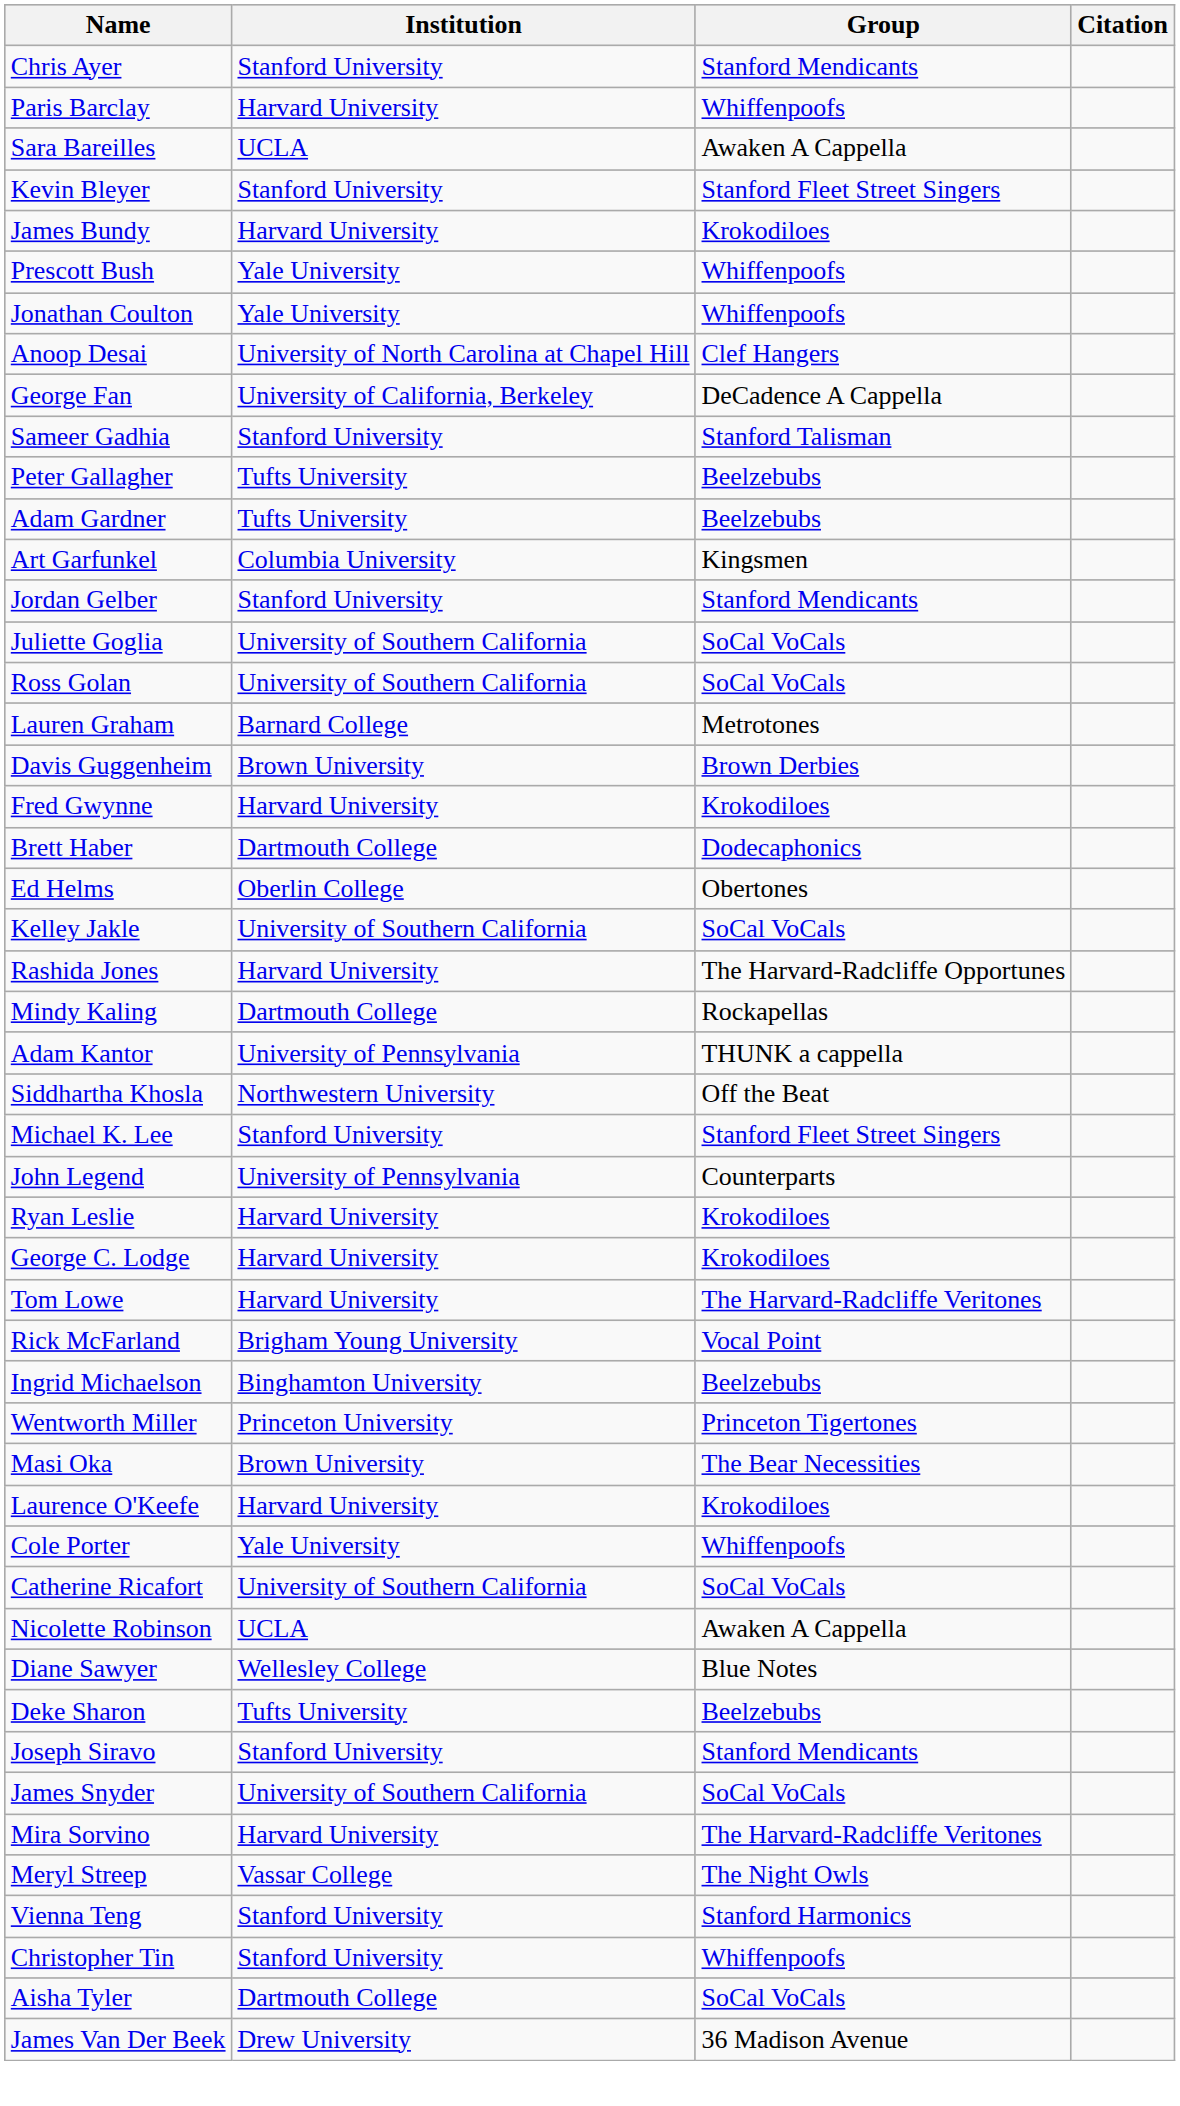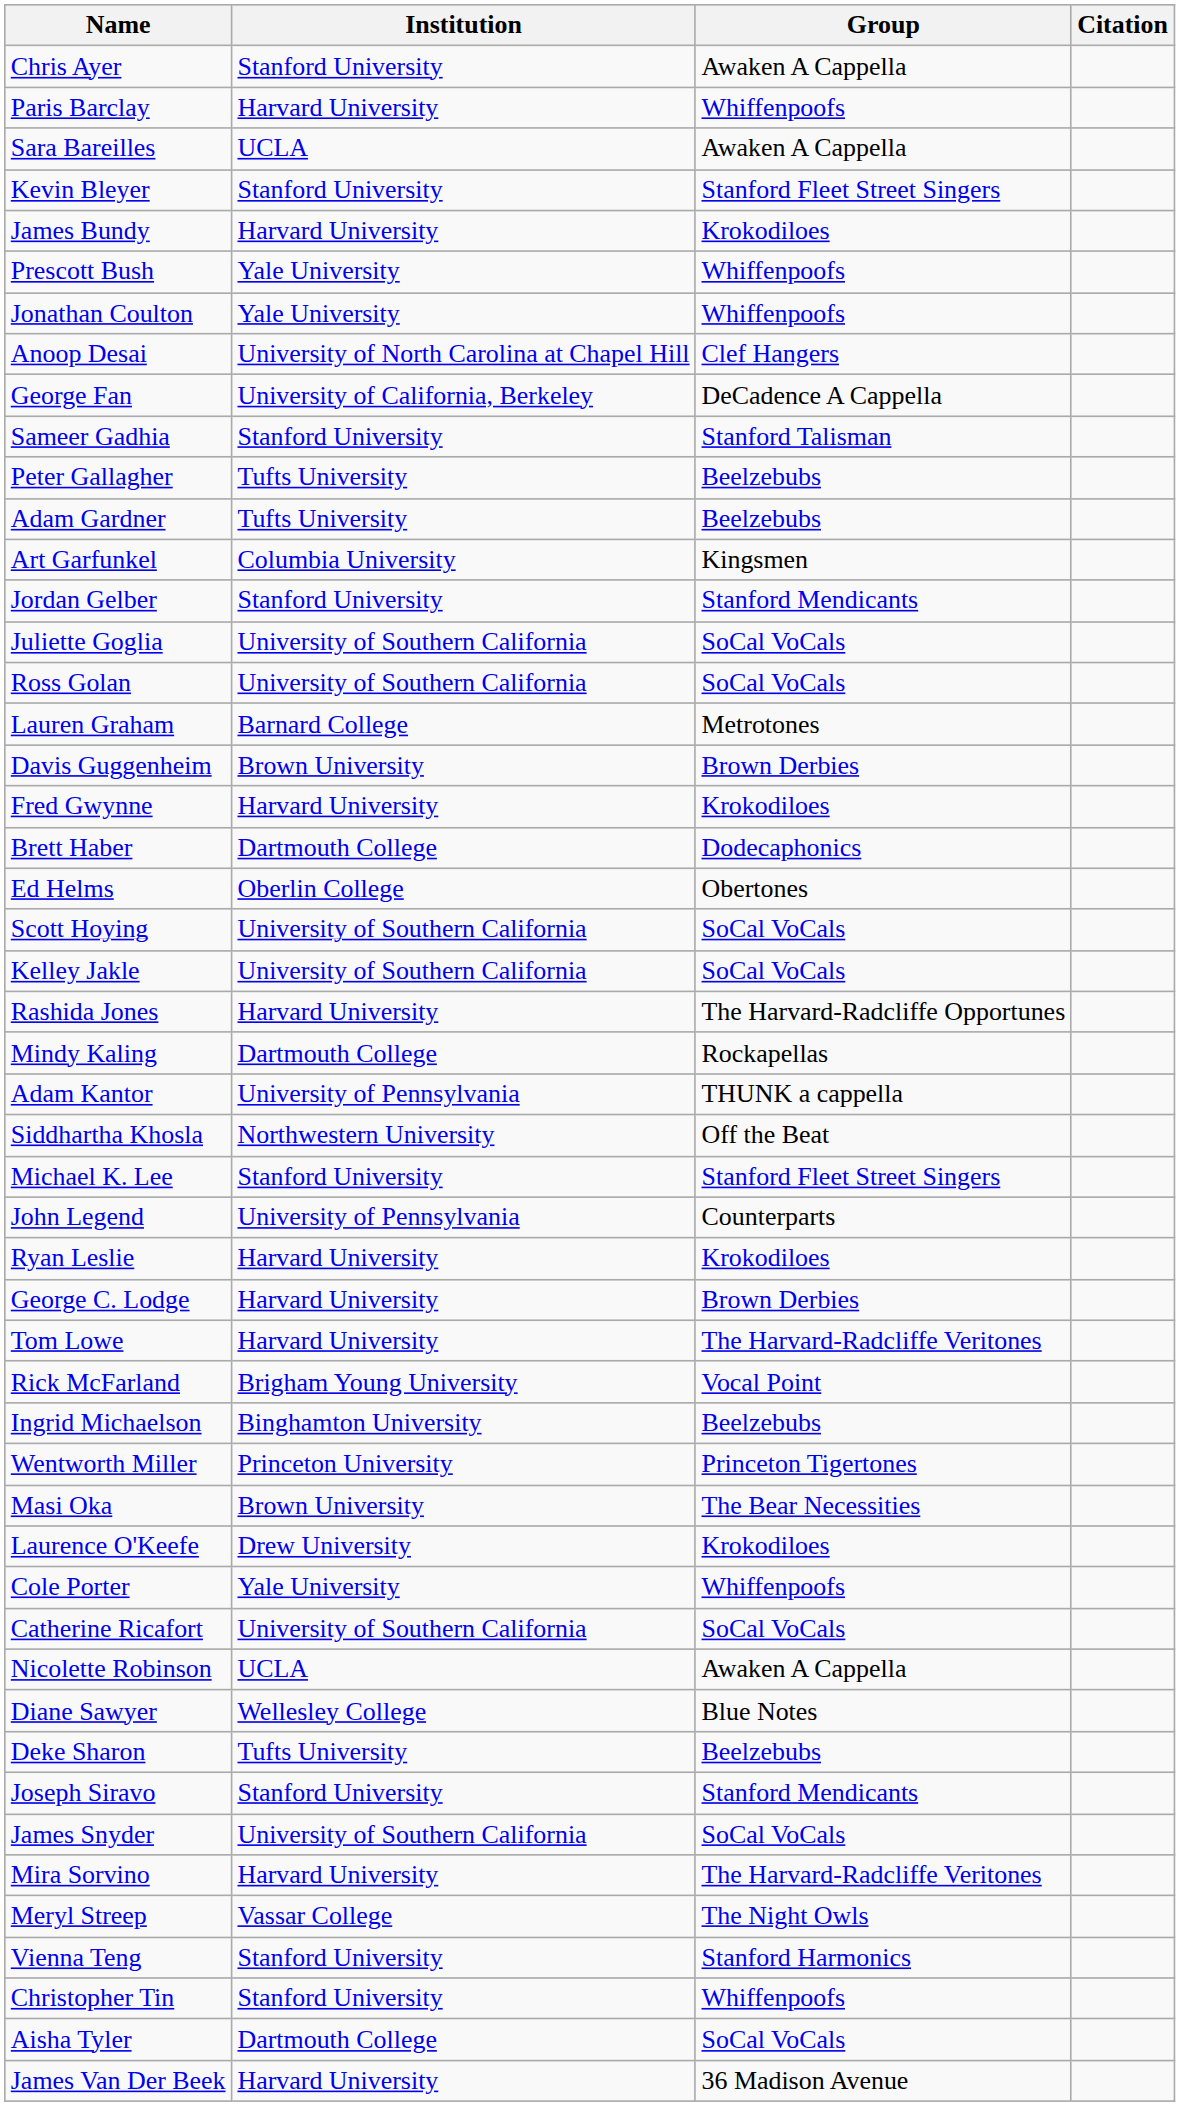(810, 66) Stanford Mendicants -> (804, 66) Awaken A Cappella
+ row: (80, 929)
(766, 1258) Krokodiloes -> (780, 1299) Brown Derbies
(338, 1504) Harvard University -> (324, 1546) Drew University
(324, 2039) Drew University -> (338, 2080) Harvard University
